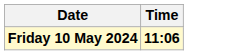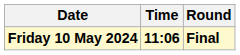+ column: (209, 15)
